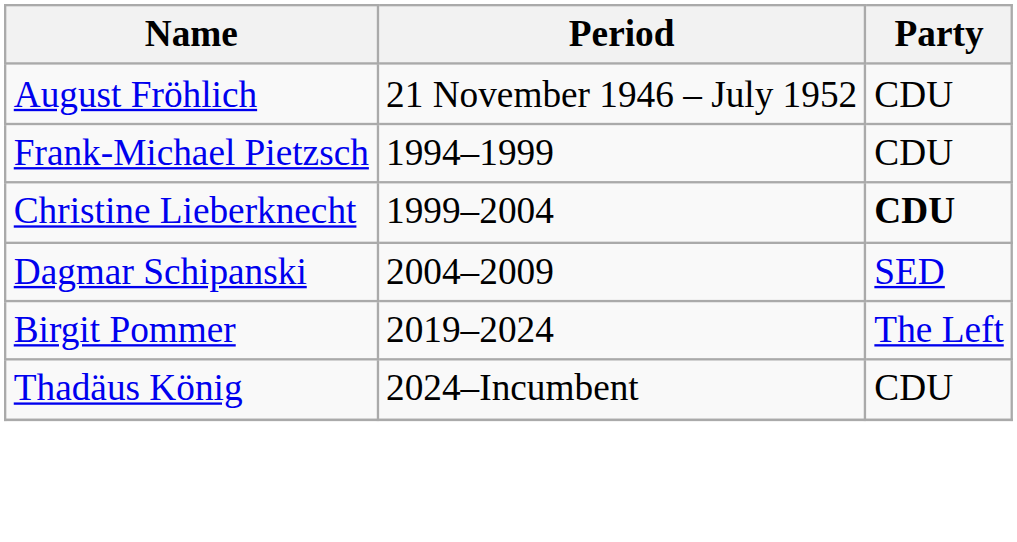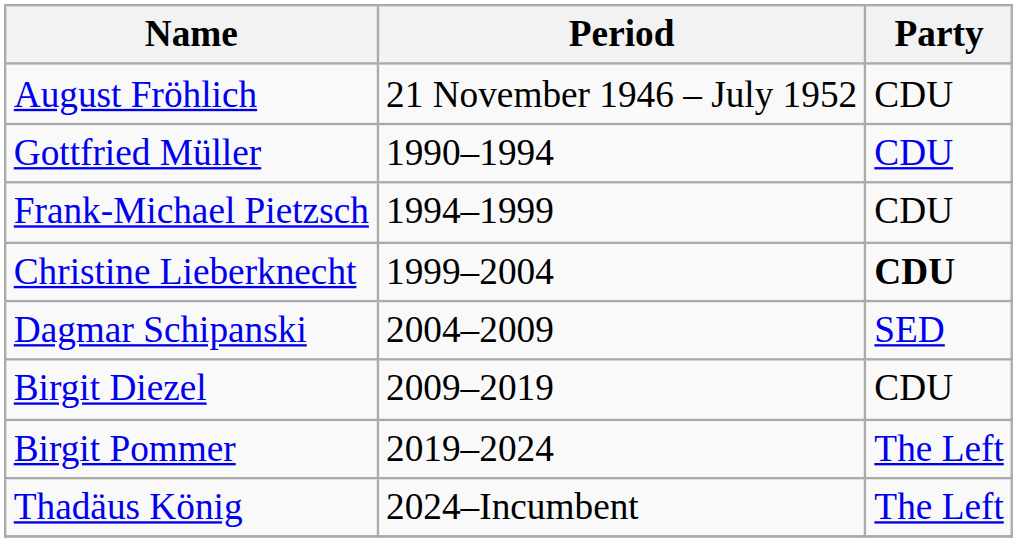+ row: (137, 152)
+ row: (110, 388)
(914, 388) CDU -> (939, 507) The Left
